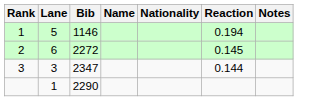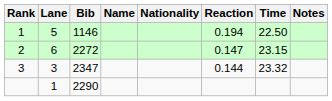+ column: (273, 13)
(229, 50) 0.145 -> (229, 50) 0.147
